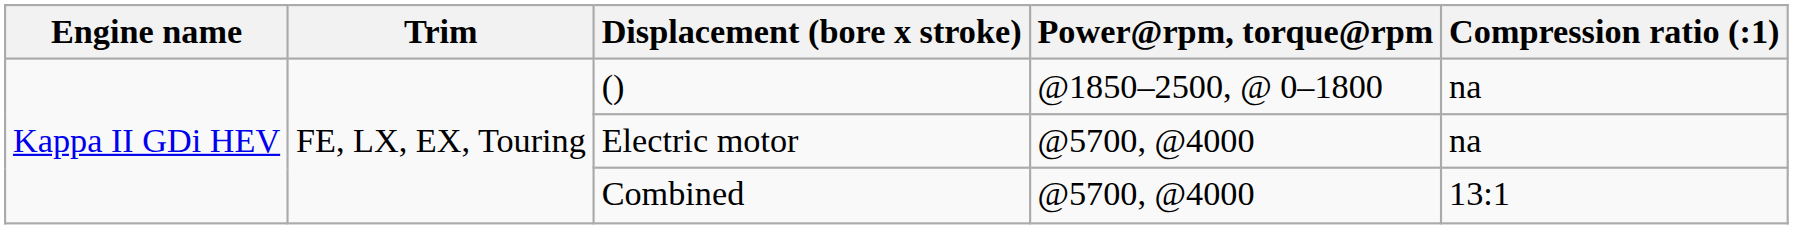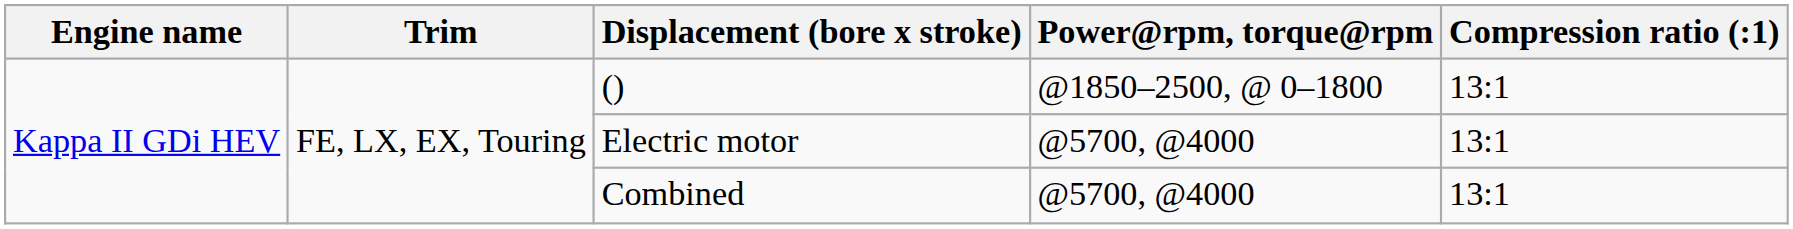(1465, 85) na -> (1480, 85) 13:1
(1465, 140) na -> (1480, 140) 13:1
